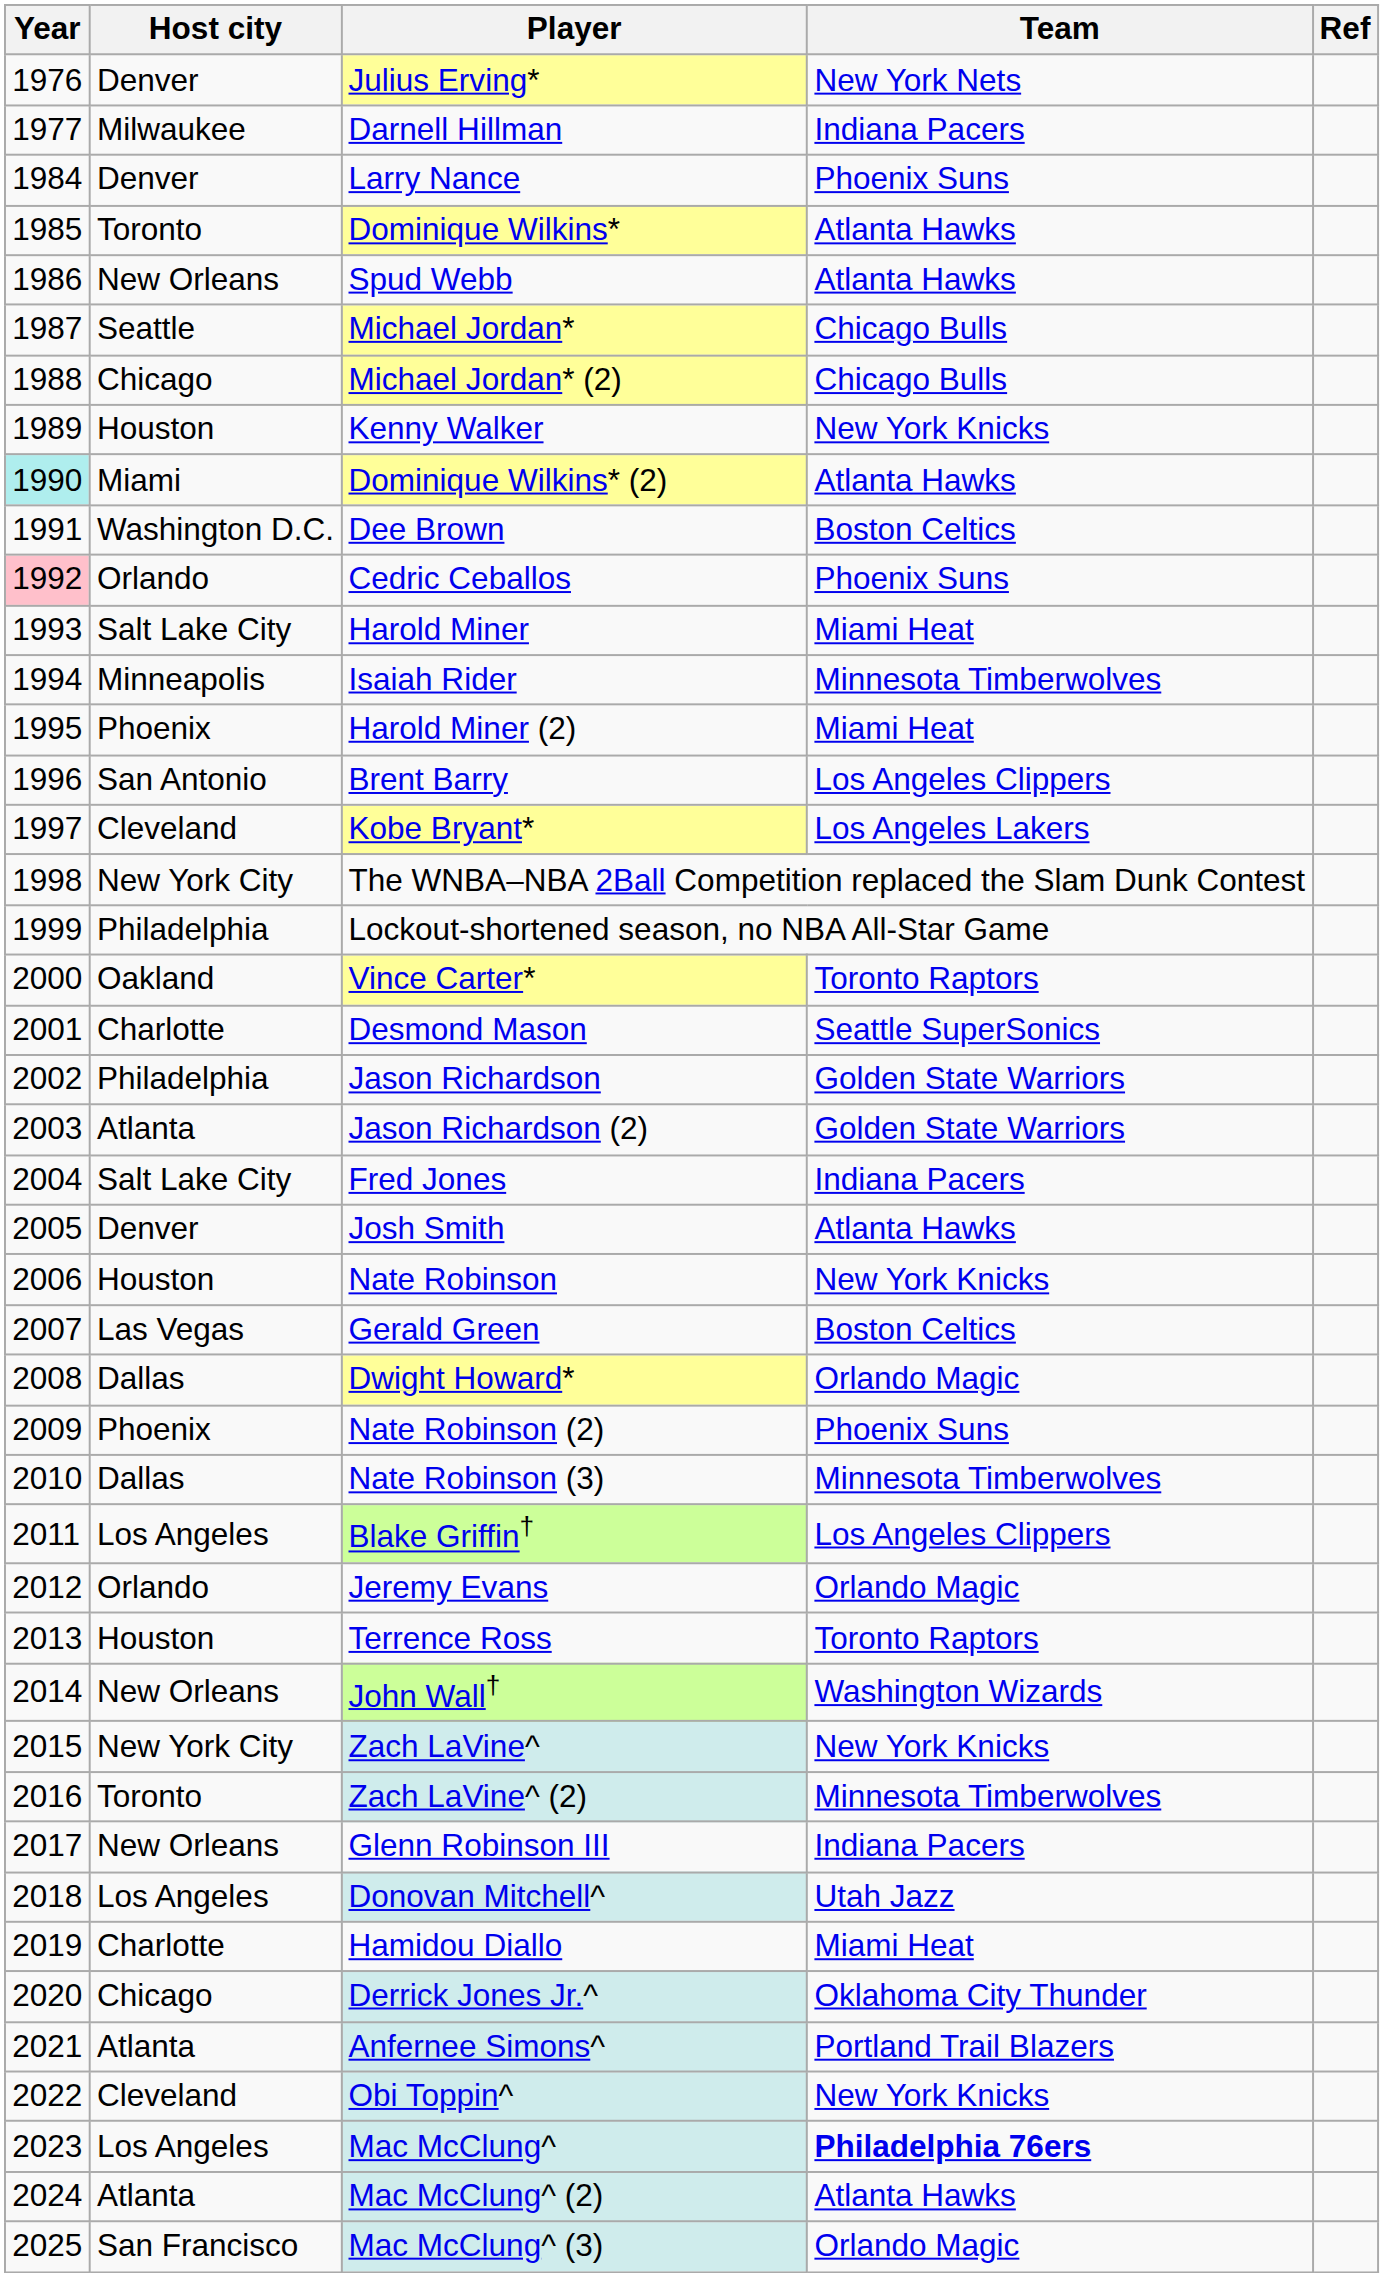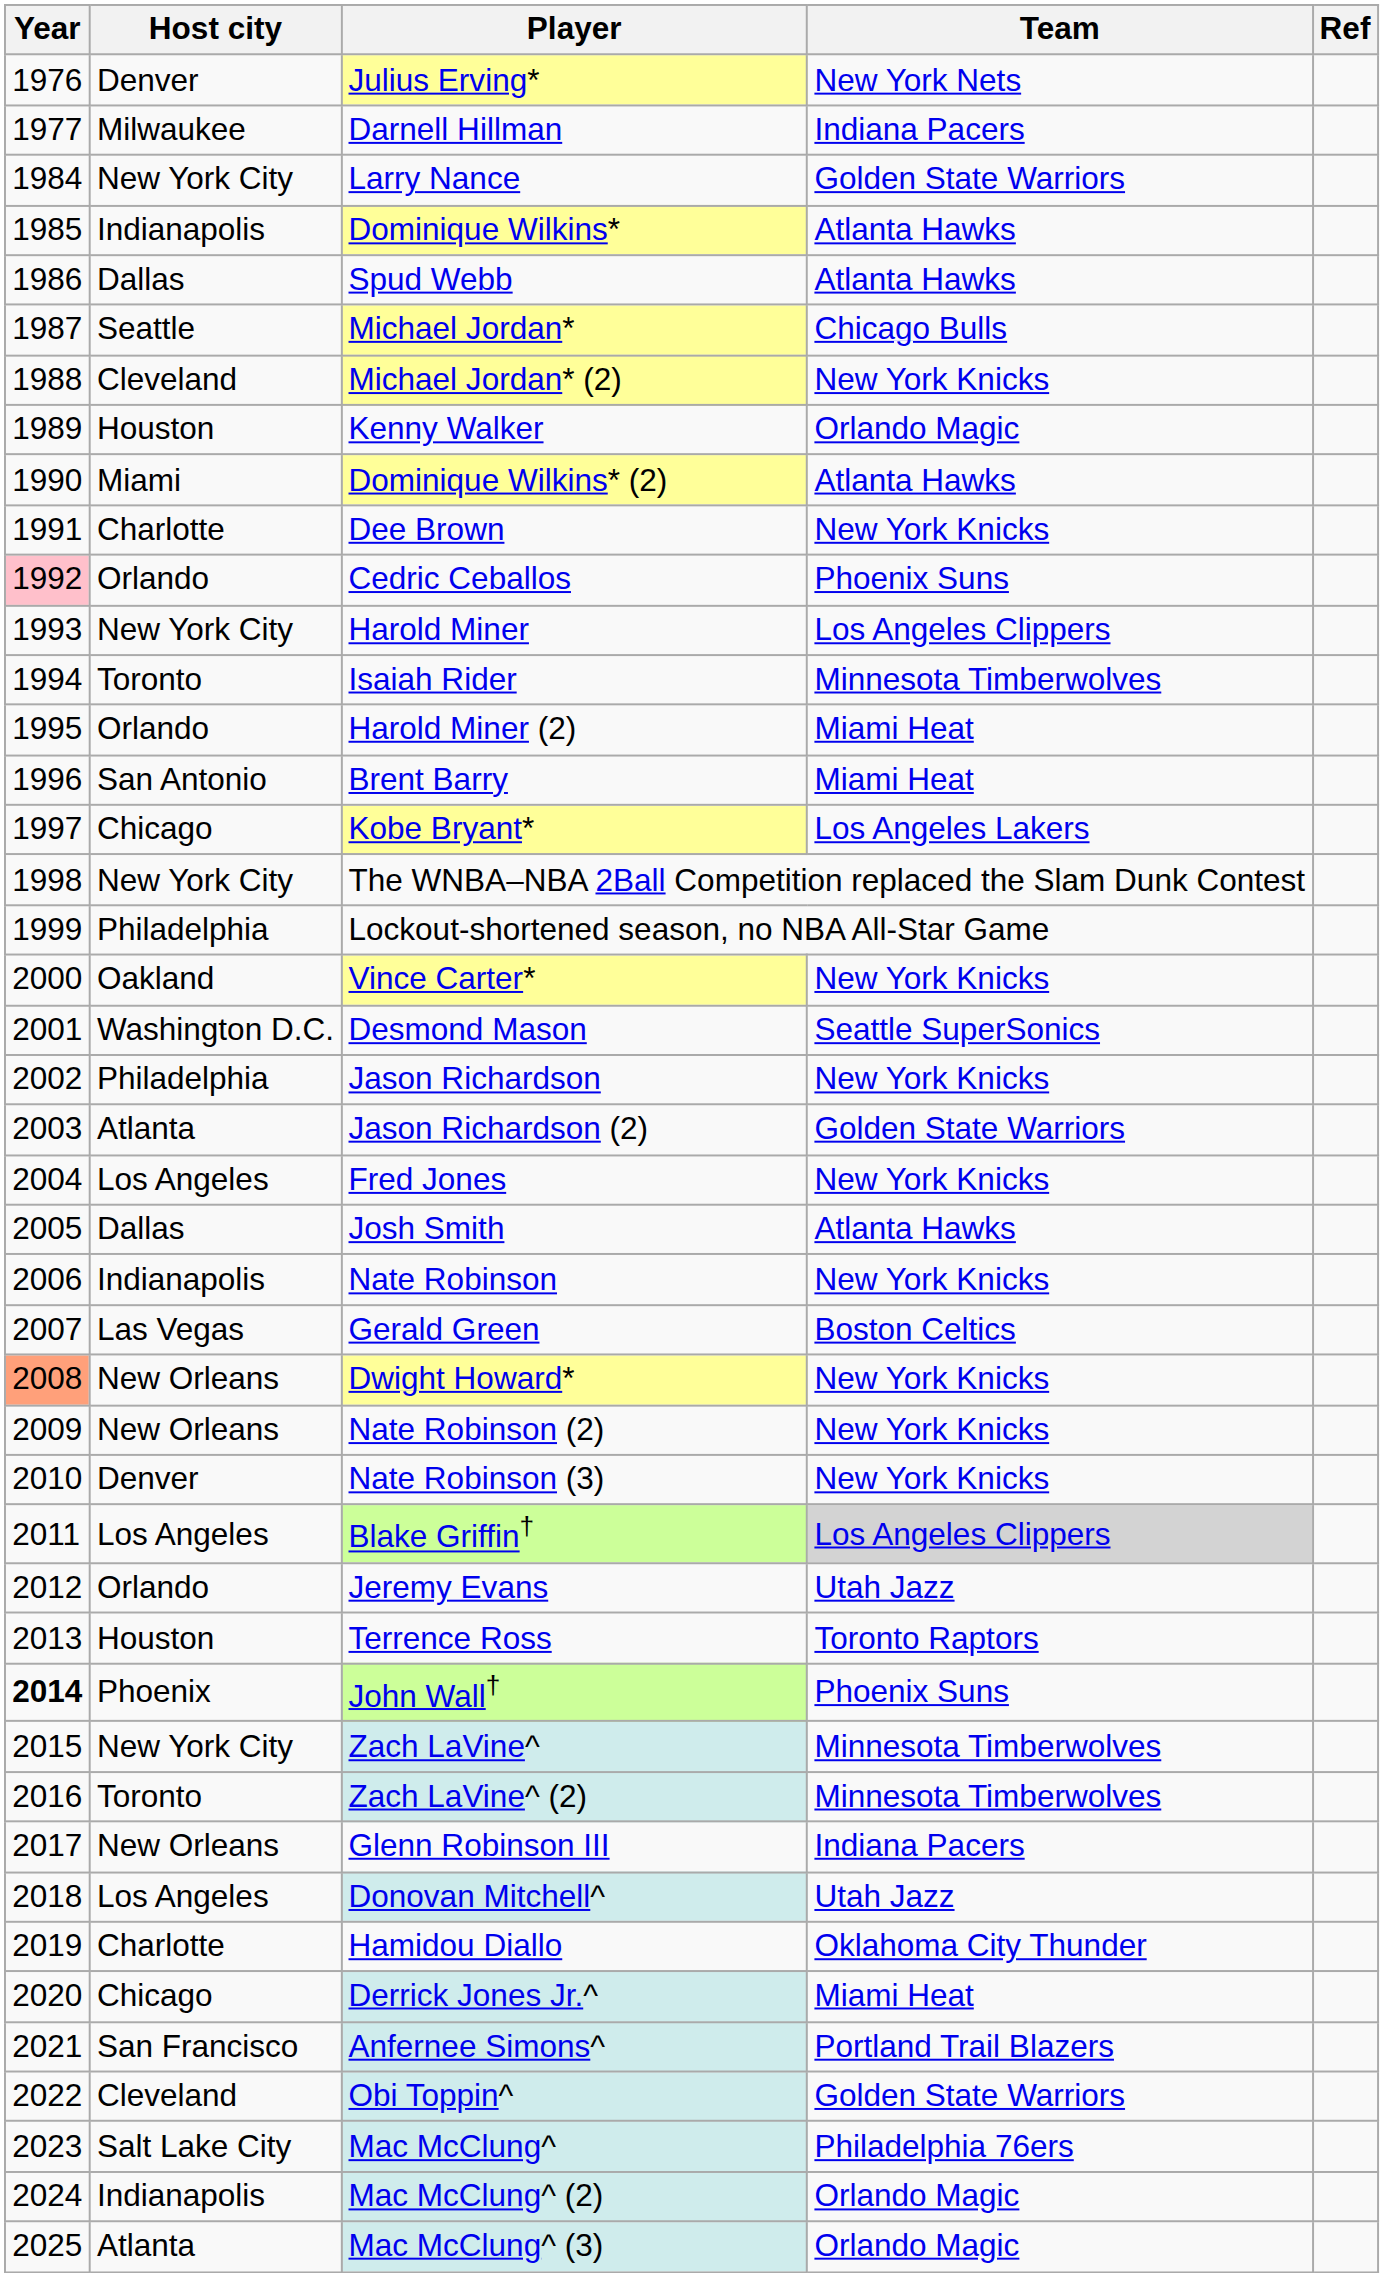(148, 179) Denver -> (195, 179) New York City
(912, 179) Phoenix Suns -> (970, 179) Golden State Warriors
(149, 229) Toronto -> (181, 229) Indianapolis
(188, 279) New Orleans -> (141, 279) Dallas
(155, 379) Chicago -> (167, 379) Cleveland
(911, 379) Chicago Bulls -> (932, 379) New York Knicks
(932, 429) New York Knicks -> (917, 429) Orlando Magic
(47, 479) paleturquoise background -> (47, 479) no background
(215, 529) Washington D.C. -> (161, 529) Charlotte
(915, 529) Boston Celtics -> (932, 529) New York Knicks
(194, 629) Salt Lake City -> (195, 629) New York City
(894, 629) Miami Heat -> (962, 629) Los Angeles Clippers
(181, 679) Minneapolis -> (149, 679) Toronto
(154, 729) Phoenix -> (153, 729) Orlando
(962, 779) Los Angeles Clippers -> (894, 779) Miami Heat
(167, 829) Cleveland -> (155, 829) Chicago
(927, 979) Toronto Raptors -> (932, 979) New York Knicks
(161, 1029) Charlotte -> (215, 1029) Washington D.C.
(970, 1079) Golden State Warriors -> (932, 1079) New York Knicks
(194, 1179) Salt Lake City -> (183, 1179) Los Angeles
(920, 1179) Indiana Pacers -> (932, 1179) New York Knicks
(148, 1229) Denver -> (141, 1229) Dallas
(156, 1279) Houston -> (181, 1279) Indianapolis
(47, 1379) no background -> (47, 1379) lightsalmon background
(141, 1379) Dallas -> (188, 1379) New Orleans
(917, 1379) Orlando Magic -> (932, 1379) New York Knicks
(154, 1429) Phoenix -> (188, 1429) New Orleans
(912, 1429) Phoenix Suns -> (932, 1429) New York Knicks
(141, 1479) Dallas -> (148, 1479) Denver
(988, 1479) Minnesota Timberwolves -> (932, 1479) New York Knicks
(962, 1533) no background -> (962, 1533) lightgrey background
(917, 1587) Orlando Magic -> (884, 1587) Utah Jazz
(47, 1691) normal -> (47, 1691) bold
(188, 1691) New Orleans -> (154, 1691) Phoenix
(958, 1691) Washington Wizards -> (912, 1691) Phoenix Suns
(932, 1746) New York Knicks -> (988, 1746) Minnesota Timberwolves
(894, 1946) Miami Heat -> (981, 1946) Oklahoma City Thunder
(981, 1996) Oklahoma City Thunder -> (894, 1996) Miami Heat
(146, 2046) Atlanta -> (198, 2046) San Francisco
(932, 2096) New York Knicks -> (970, 2096) Golden State Warriors
(183, 2146) Los Angeles -> (194, 2146) Salt Lake City
(953, 2146) bold -> (944, 2146) normal
(146, 2196) Atlanta -> (181, 2196) Indianapolis
(915, 2196) Atlanta Hawks -> (917, 2196) Orlando Magic
(198, 2246) San Francisco -> (146, 2246) Atlanta
